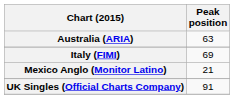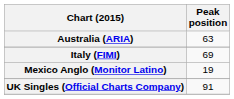(208, 70) 21 -> (208, 70) 19
